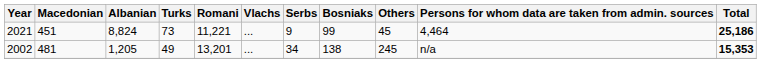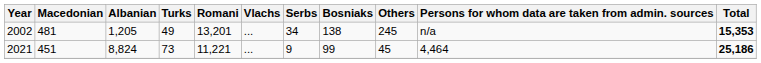rows swapped: (20, 49) <-> (20, 31)
